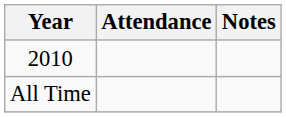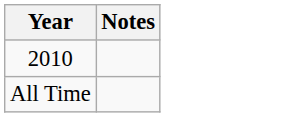- column: (156, 22)
